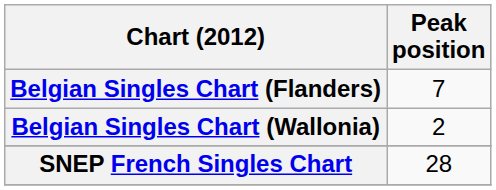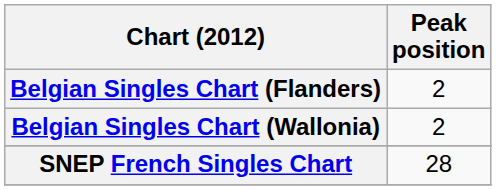(439, 88) 7 -> (439, 88) 2
